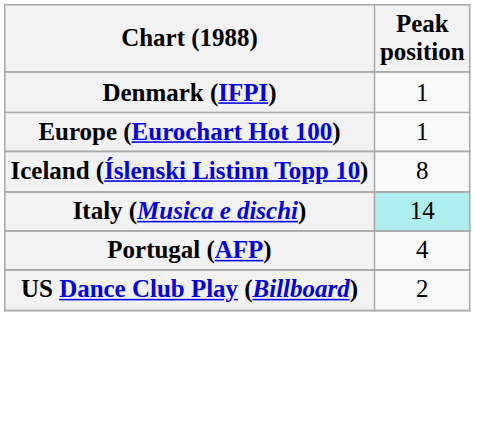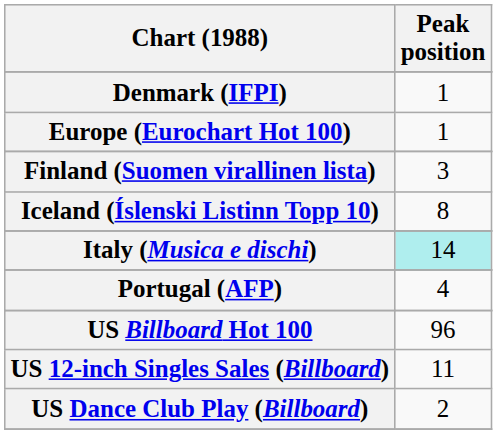+ row: (200, 171)
+ row: (200, 329)
+ row: (200, 369)
